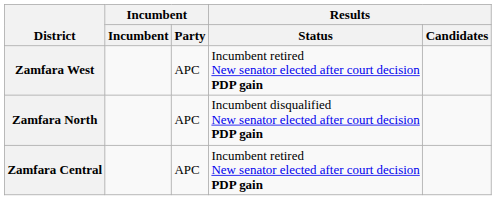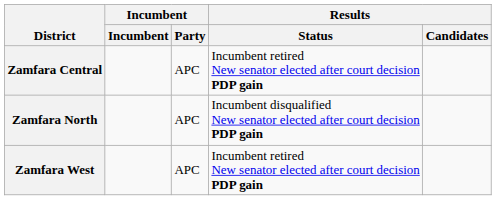rows swapped: (55, 169) <-> (55, 70)
